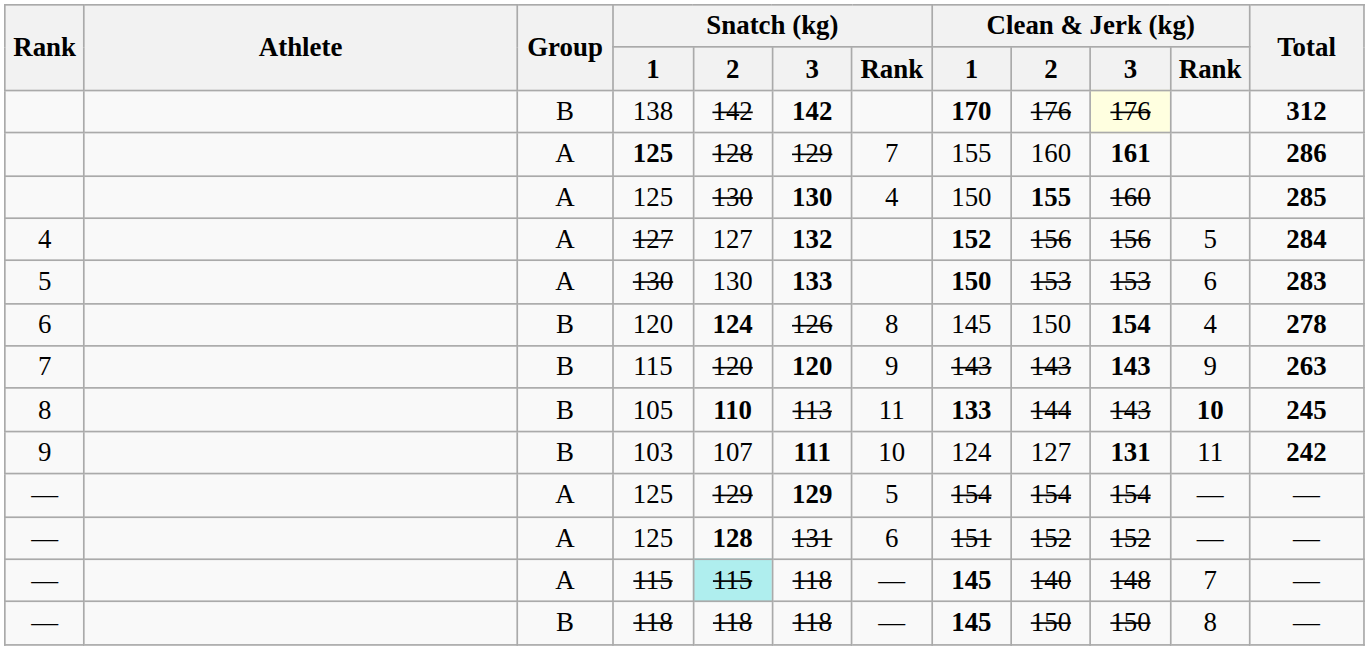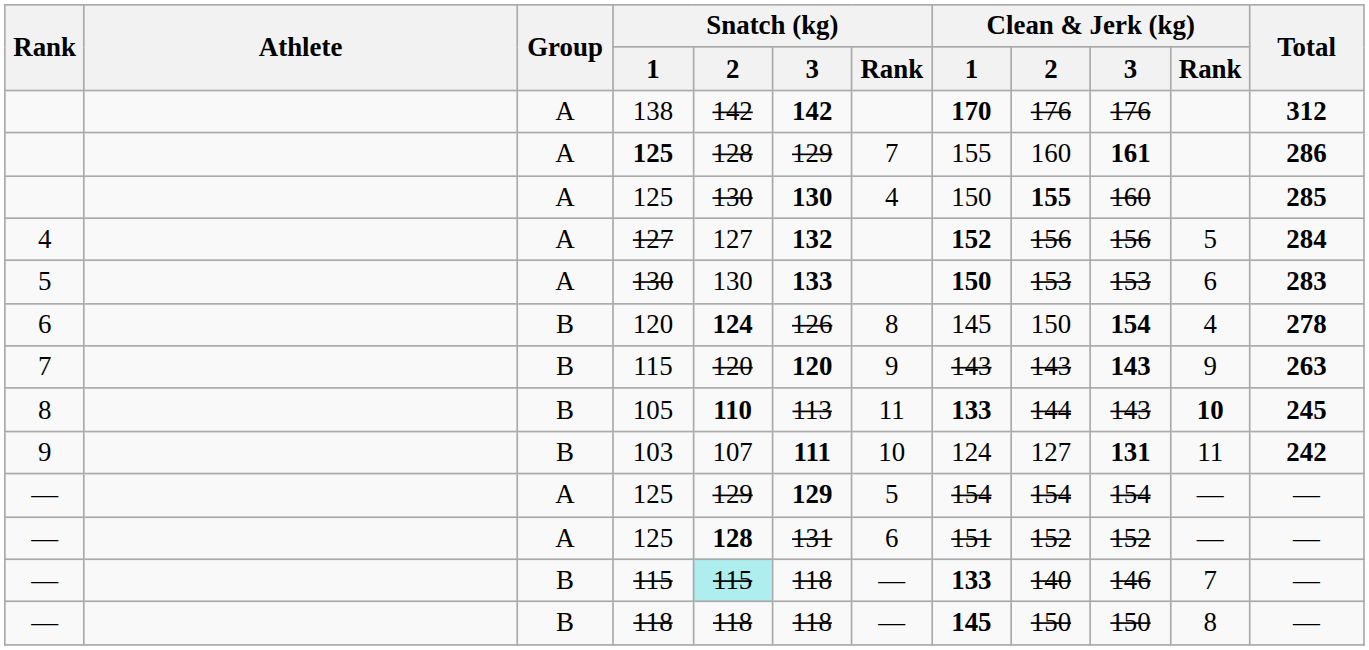(565, 111) B -> (565, 111) A
(1131, 111) lightyellow background -> (1131, 111) no background
(565, 580) A -> (565, 580) B
(971, 580) 145 -> (971, 580) 133
(1131, 580) 148 -> (1131, 580) 146
